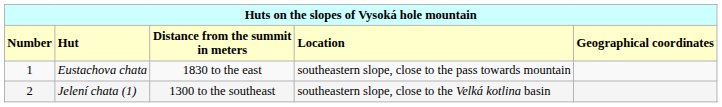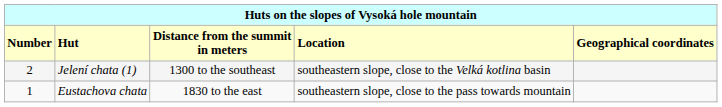rows swapped: (102, 71) <-> (97, 91)
